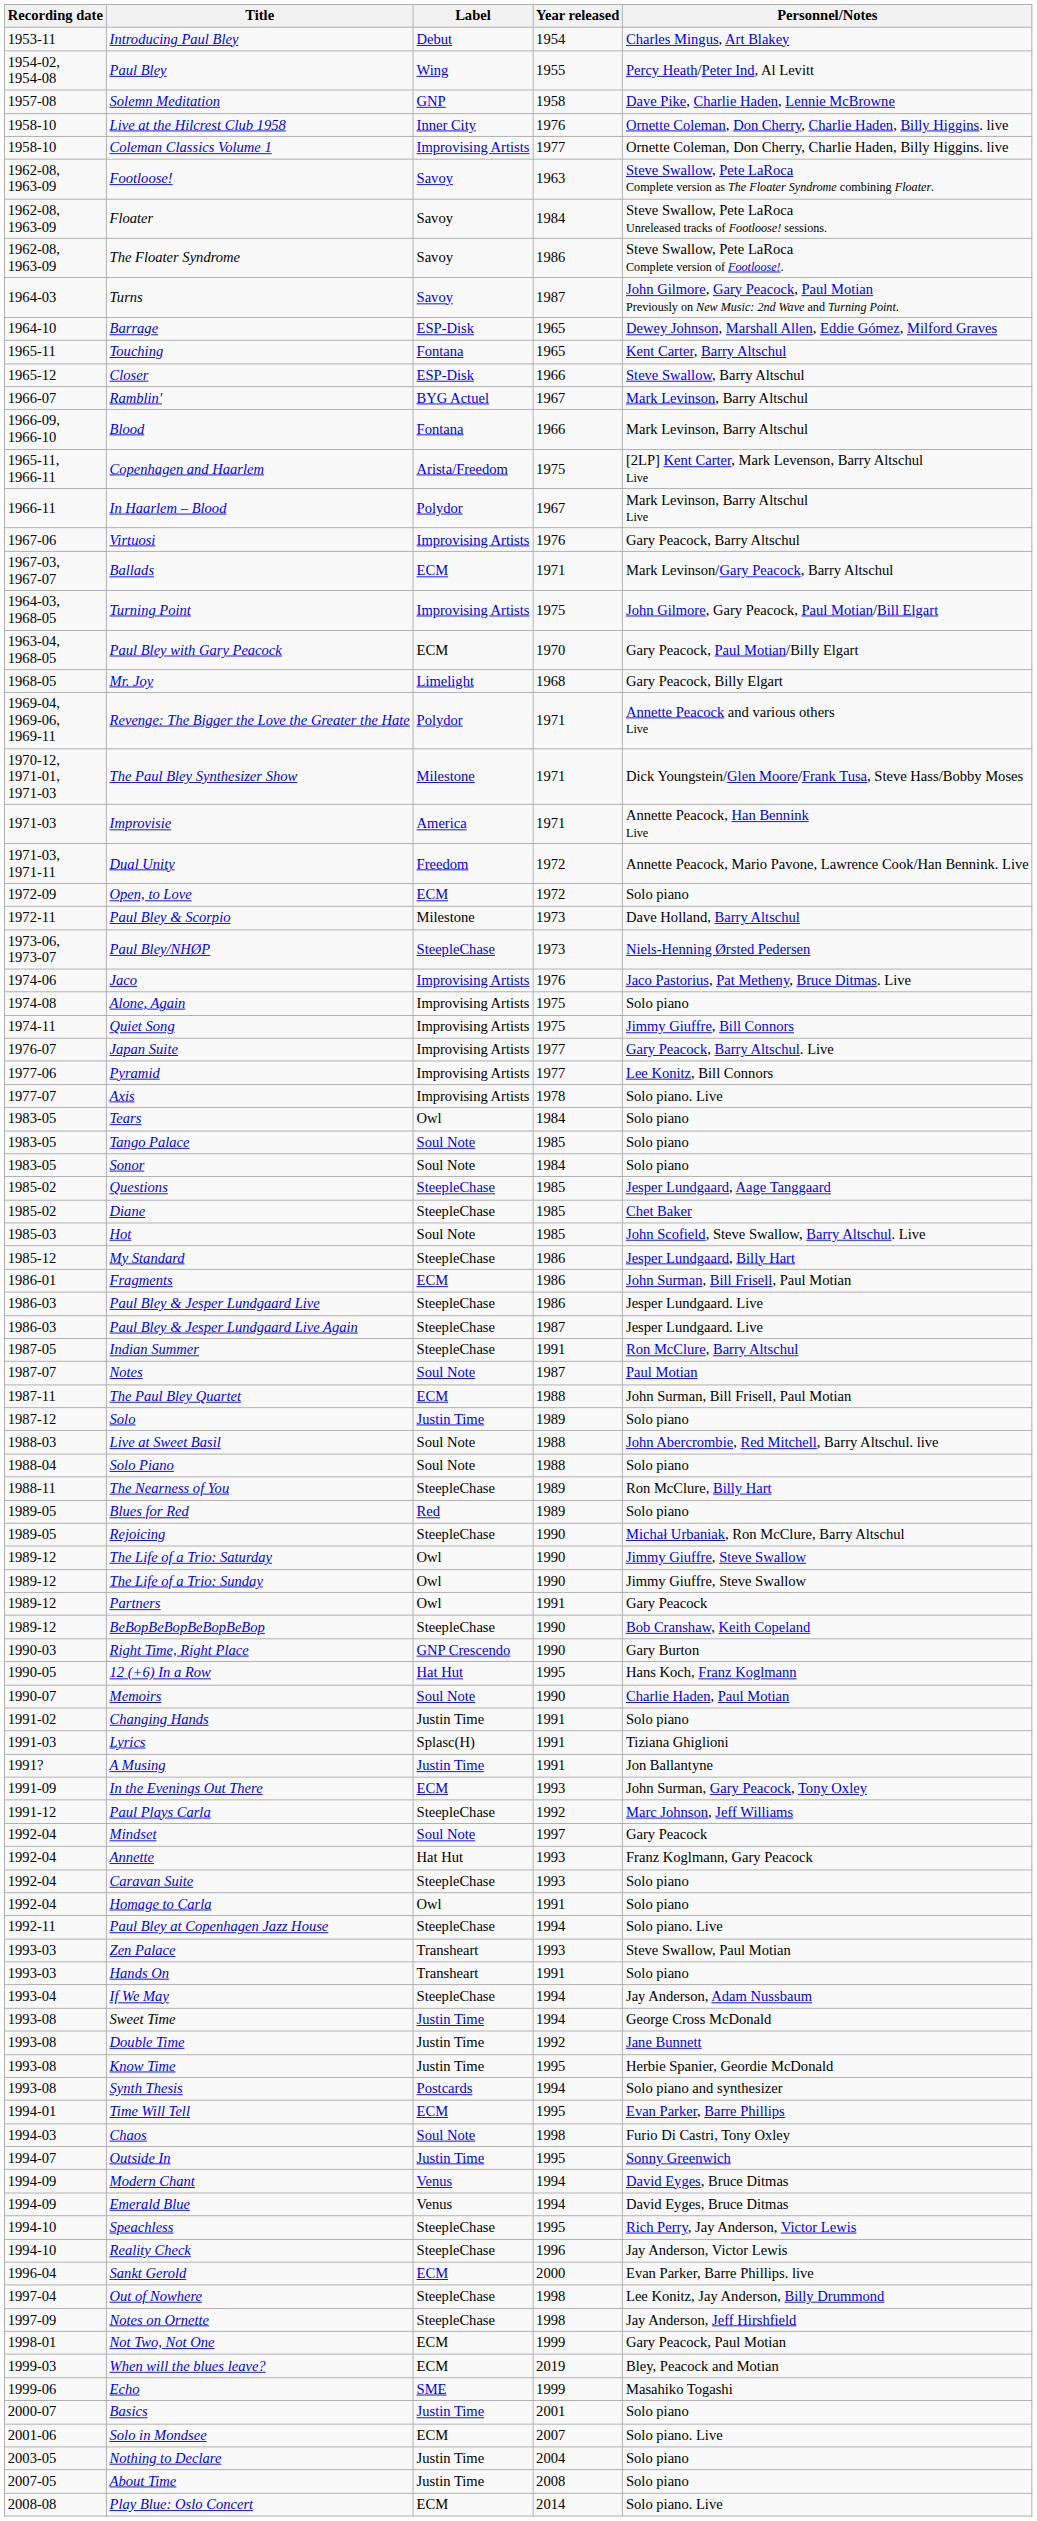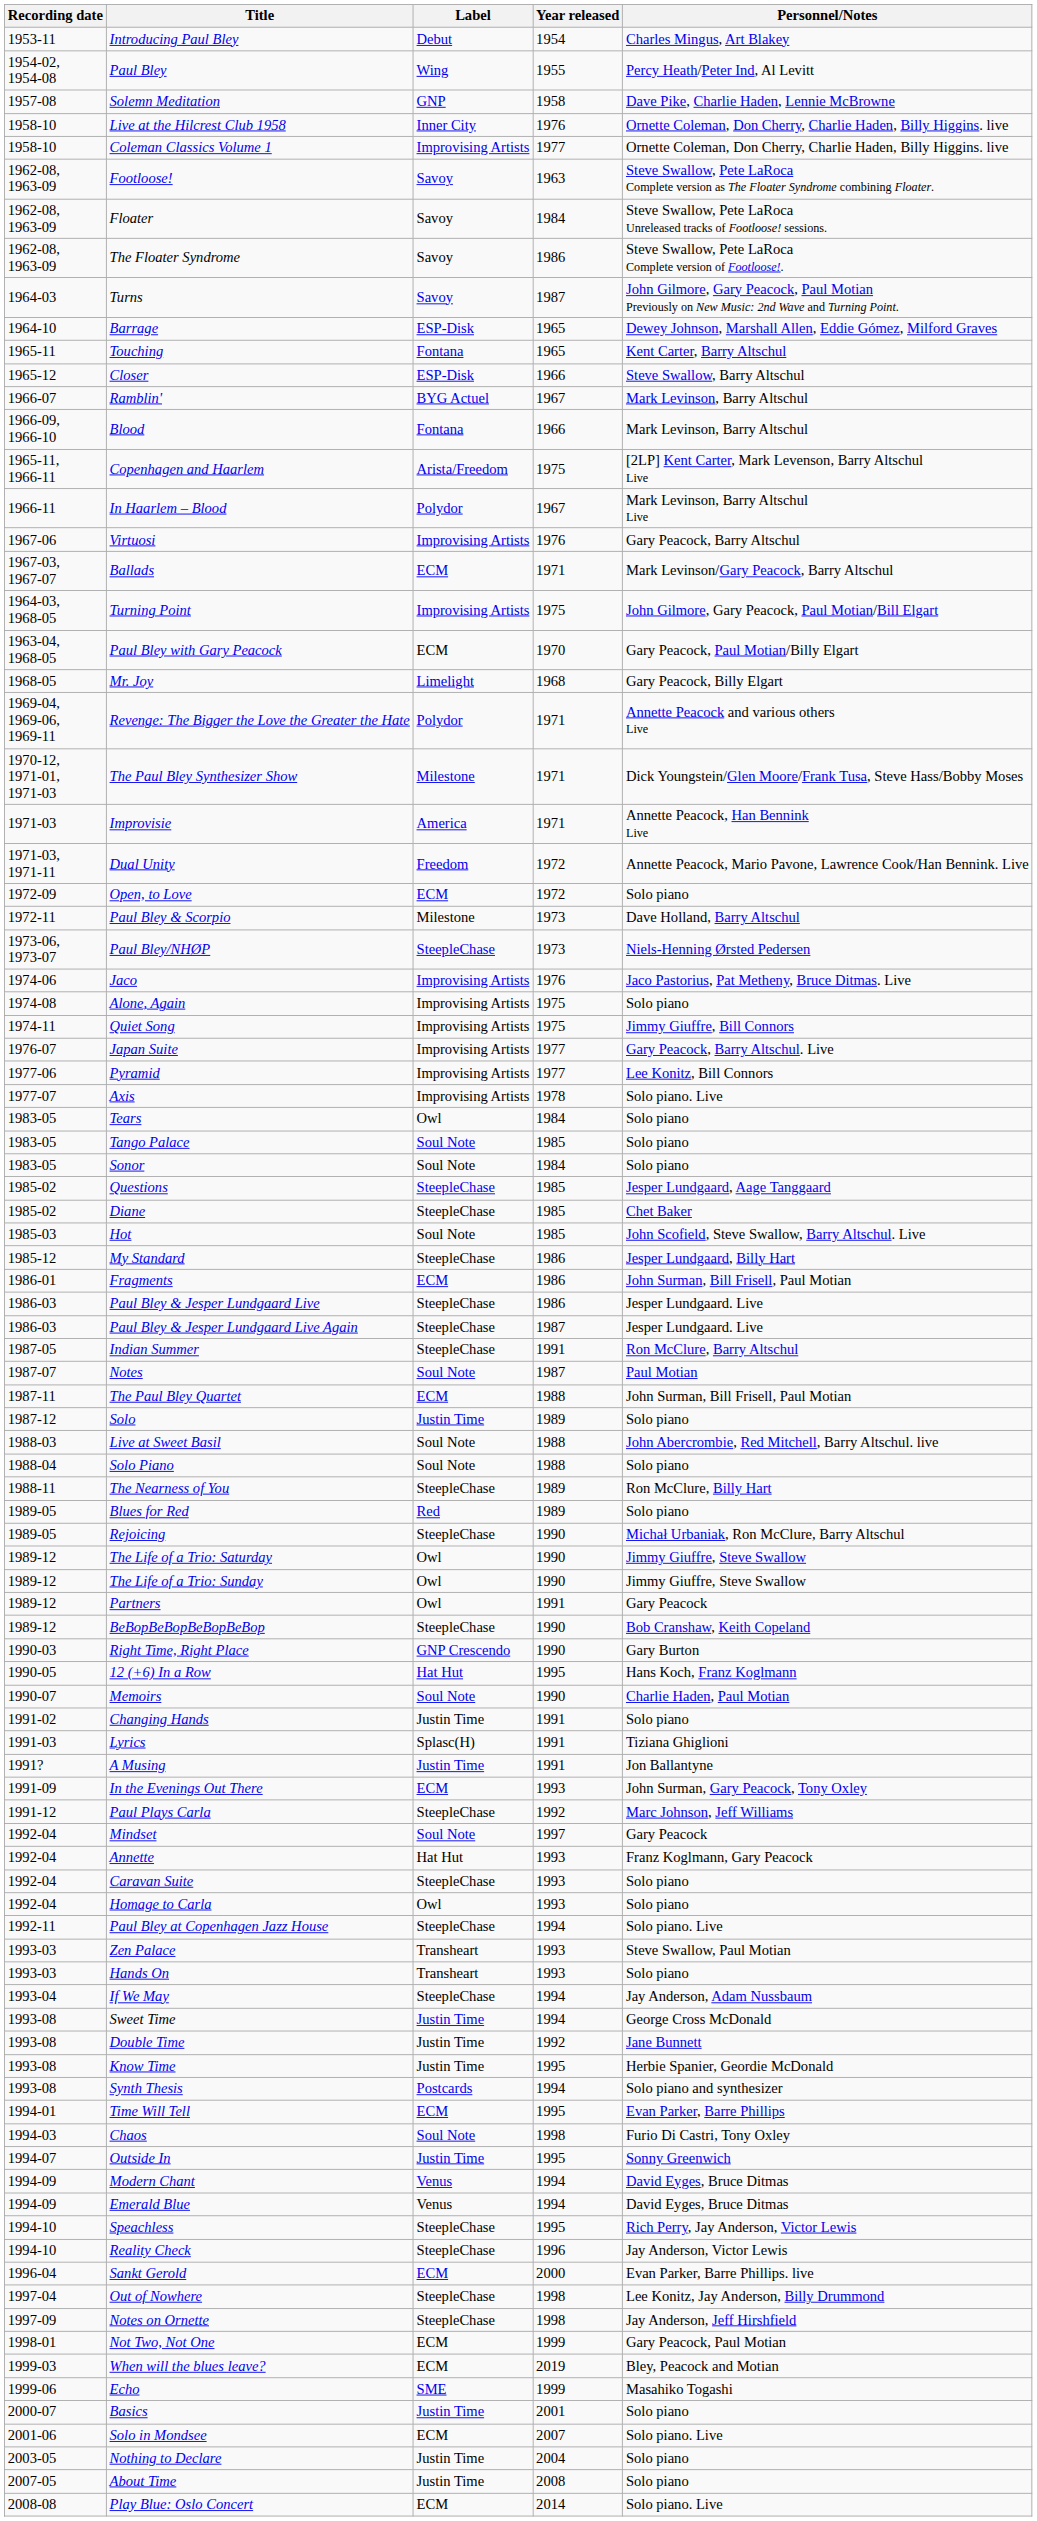(551, 1904) 1991 -> (551, 1904) 1993
(551, 1973) 1991 -> (551, 1973) 1993
